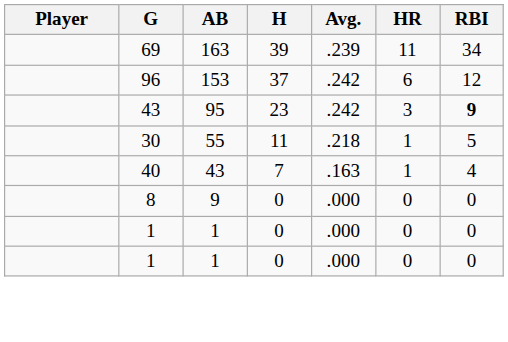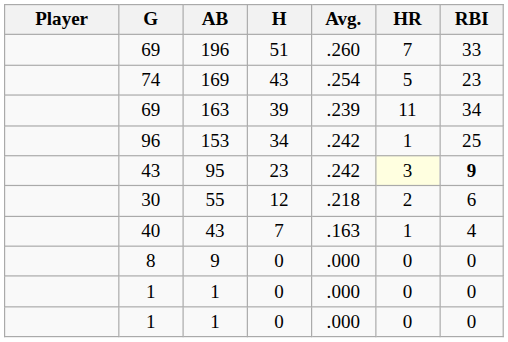+ row: (151, 49)
+ row: (151, 79)
(279, 79) 37 -> (279, 140) 34
(407, 79) 6 -> (407, 140) 1
(472, 79) 12 -> (472, 140) 25
(407, 110) no background -> (407, 170) lightyellow background
(279, 140) 11 -> (279, 200) 12
(407, 140) 1 -> (407, 200) 2
(472, 140) 5 -> (472, 200) 6
